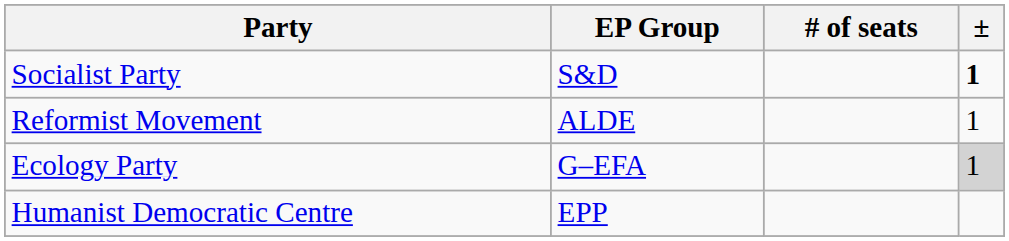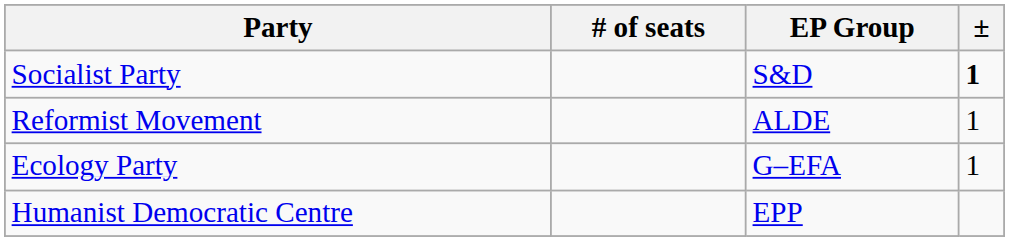columns swapped: (657, 27) <-> (861, 27)
(973, 166) lightgrey background -> (973, 166) no background
